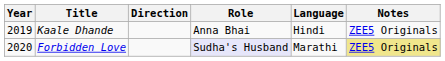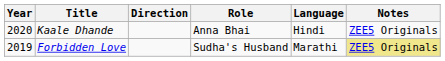(20, 30) 2019 -> (20, 30) 2020
(20, 47) 2020 -> (20, 47) 2019
(241, 47) lavender background -> (241, 47) no background
